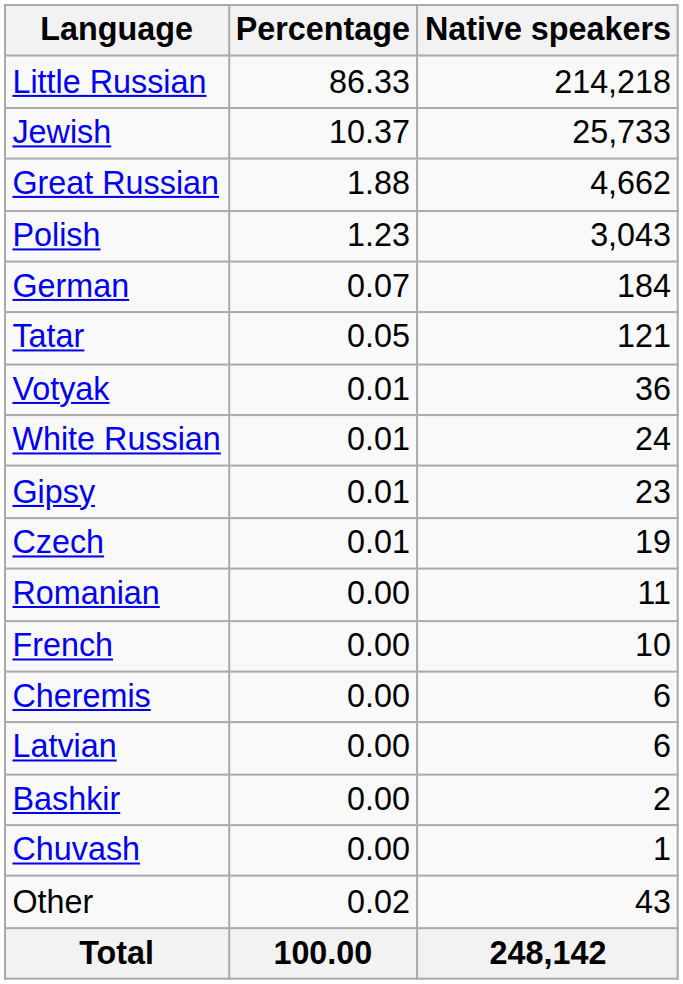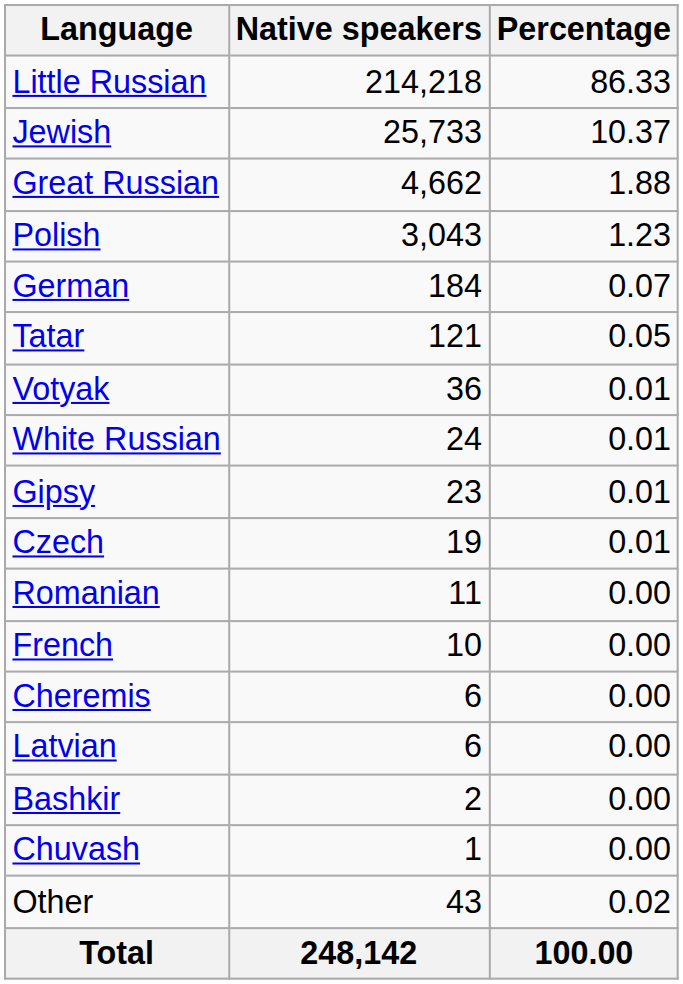columns swapped: (548, 30) <-> (323, 30)
